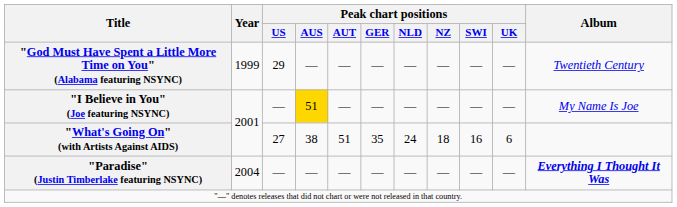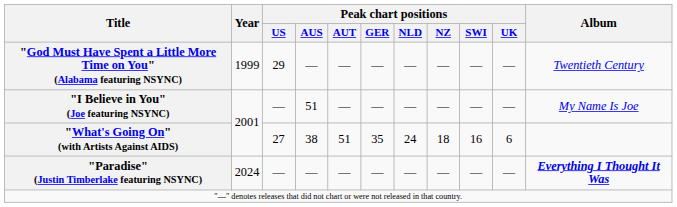(312, 106) gold background -> (312, 106) no background
(247, 173) 2004 -> (247, 173) 2024
